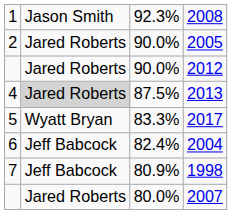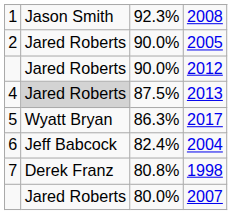(157, 119) 83.3% -> (157, 119) 86.3%
(71, 171) Jeff Babcock -> (69, 171) Derek Franz
(157, 171) 80.9% -> (157, 171) 80.8%
